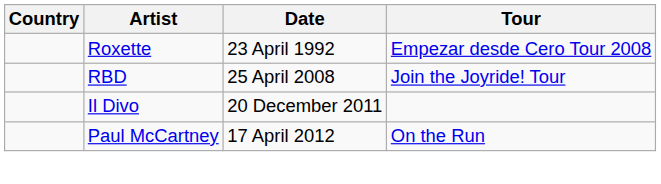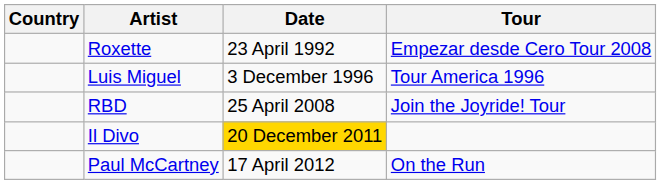+ row: (134, 77)
(305, 106) no background -> (305, 135) gold background
